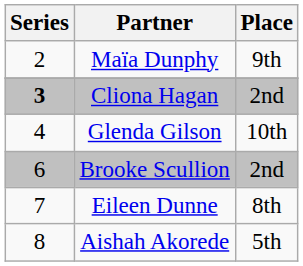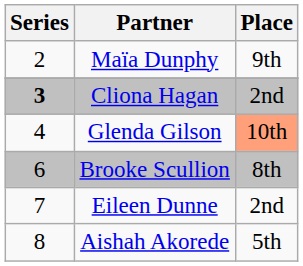(267, 132) no background -> (267, 132) lightsalmon background
(267, 168) 2nd -> (267, 168) 8th
(267, 205) 8th -> (267, 205) 2nd
